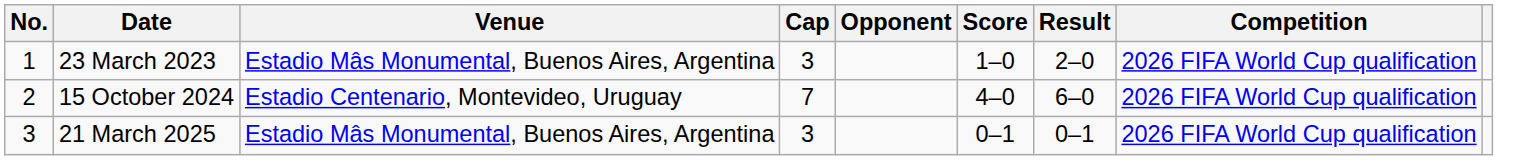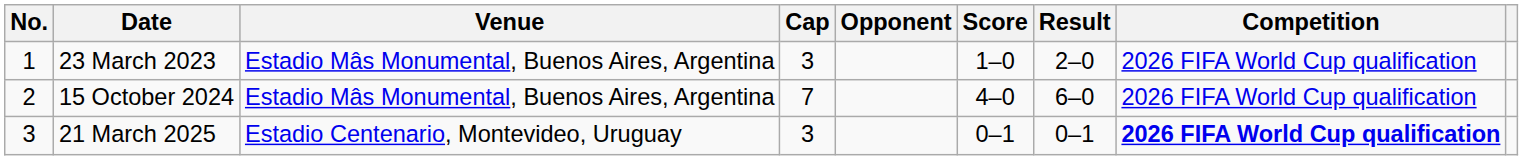(463, 97) Estadio Centenario, Montevideo, Uruguay -> (510, 97) Estadio Mâs Monumental, Buenos Aires, Argentina
(510, 135) Estadio Mâs Monumental, Buenos Aires, Argentina -> (463, 135) Estadio Centenario, Montevideo, Uruguay
(1299, 135) normal -> (1311, 135) bold
